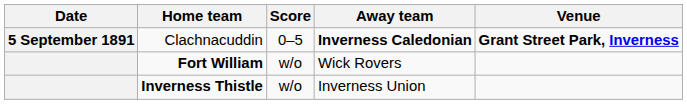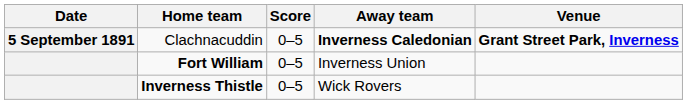(290, 63) w/o -> (290, 63) 0–5
(360, 63) Wick Rovers -> (372, 63) Inverness Union
(290, 87) w/o -> (290, 87) 0–5
(372, 87) Inverness Union -> (360, 87) Wick Rovers
